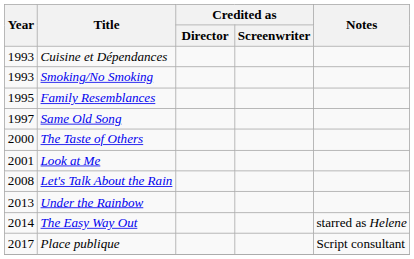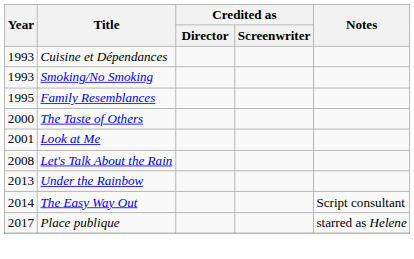- row: (81, 118)
(362, 222) starred as Helene -> (361, 202) Script consultant
(361, 243) Script consultant -> (362, 222) starred as Helene
